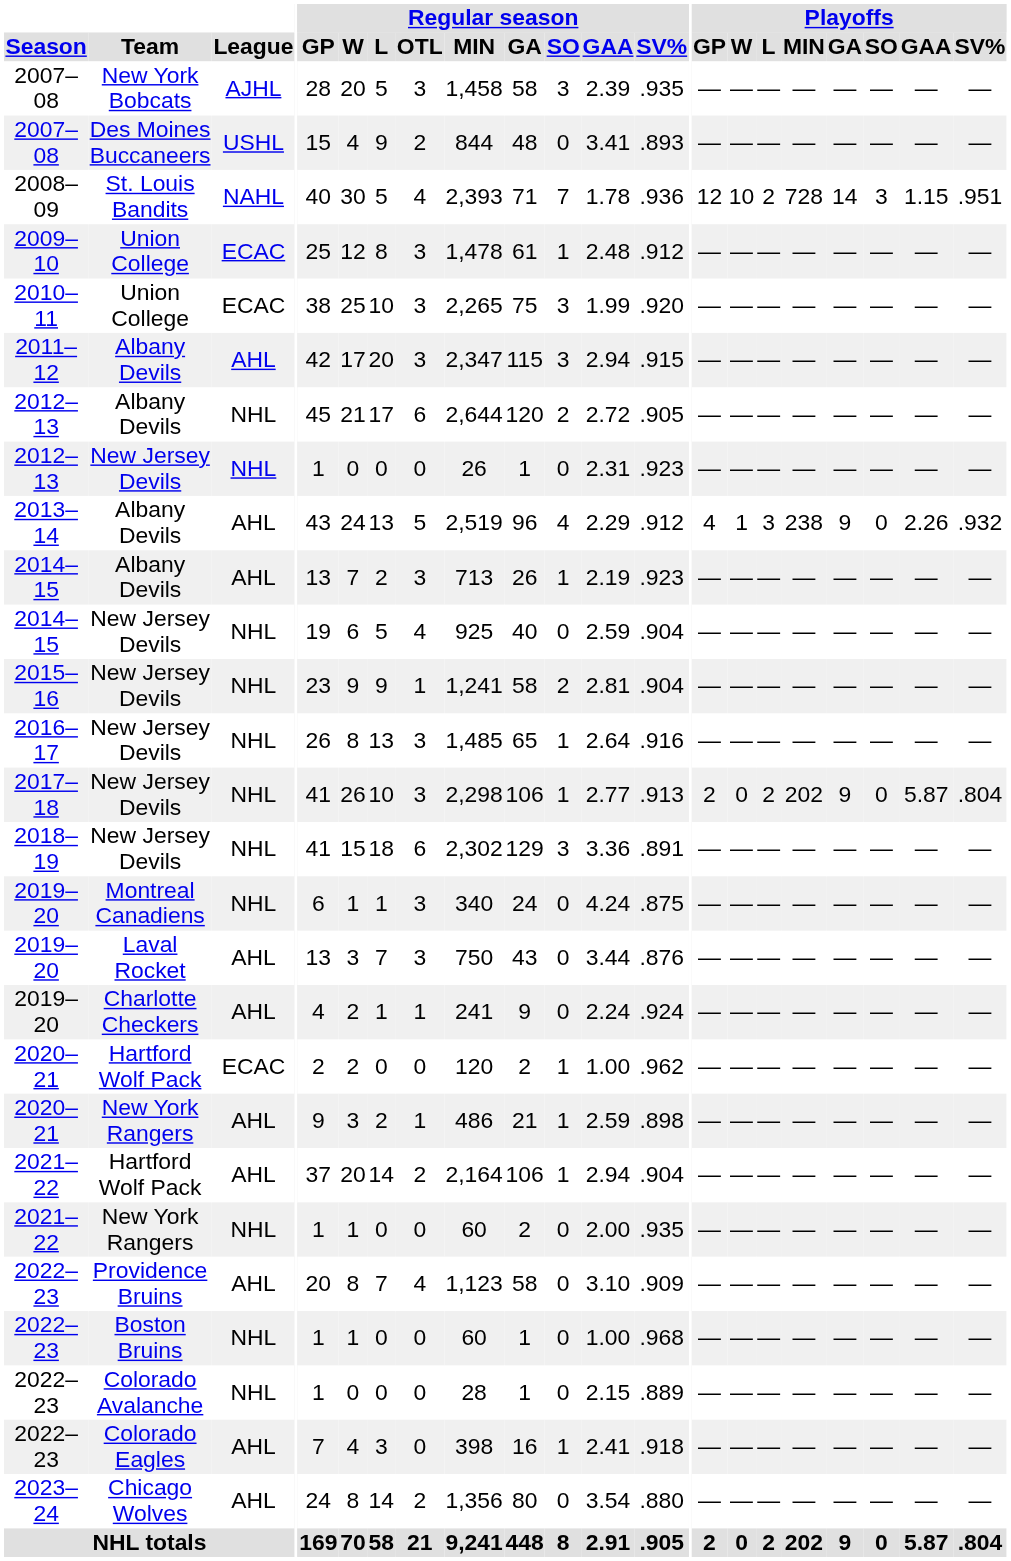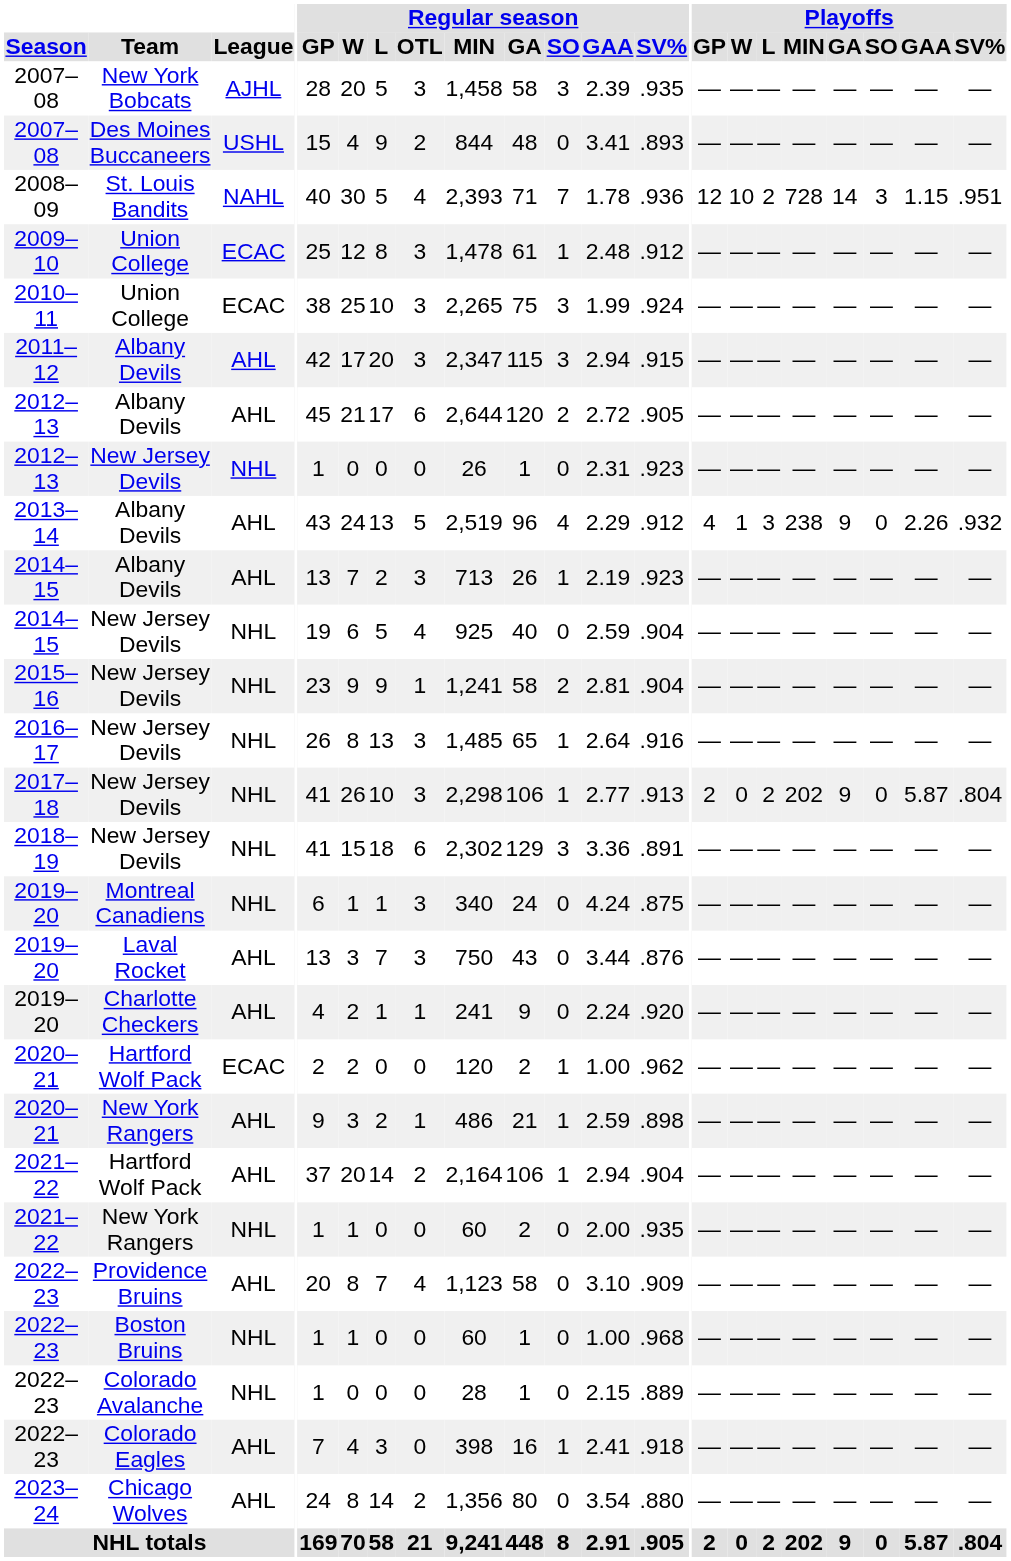(662, 305) .920 -> (662, 305) .924
(253, 414) NHL -> (253, 414) AHL
(662, 1011) .924 -> (662, 1011) .920
